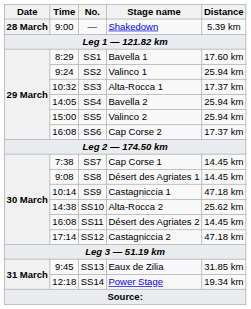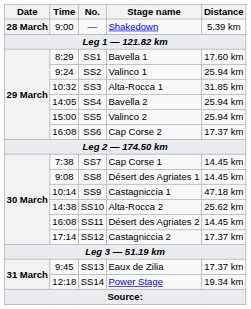(224, 86) 17.37 km -> (224, 86) 31.85 km
(224, 237) 47.18 km -> (224, 237) 17.37 km
(224, 267) 31.85 km -> (224, 267) 17.37 km
